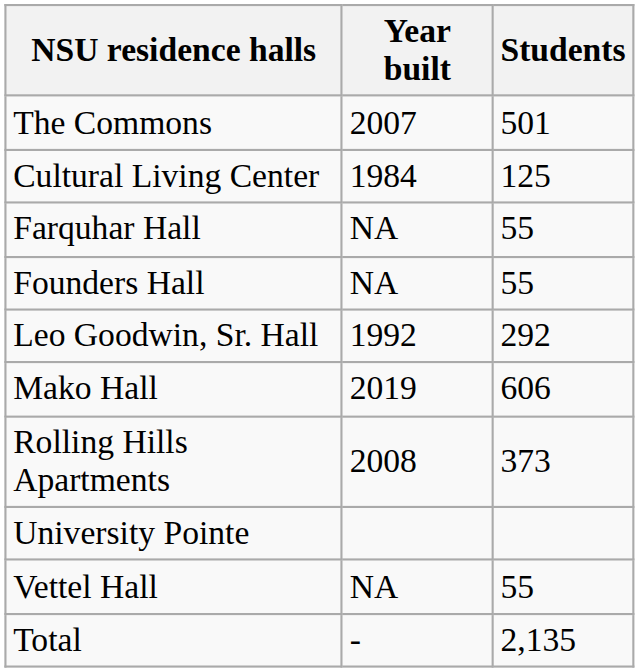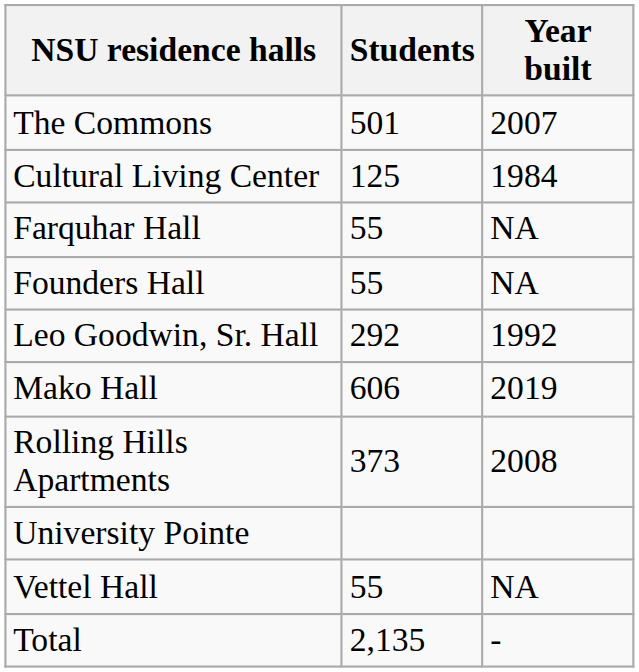columns swapped: (417, 50) <-> (563, 50)
